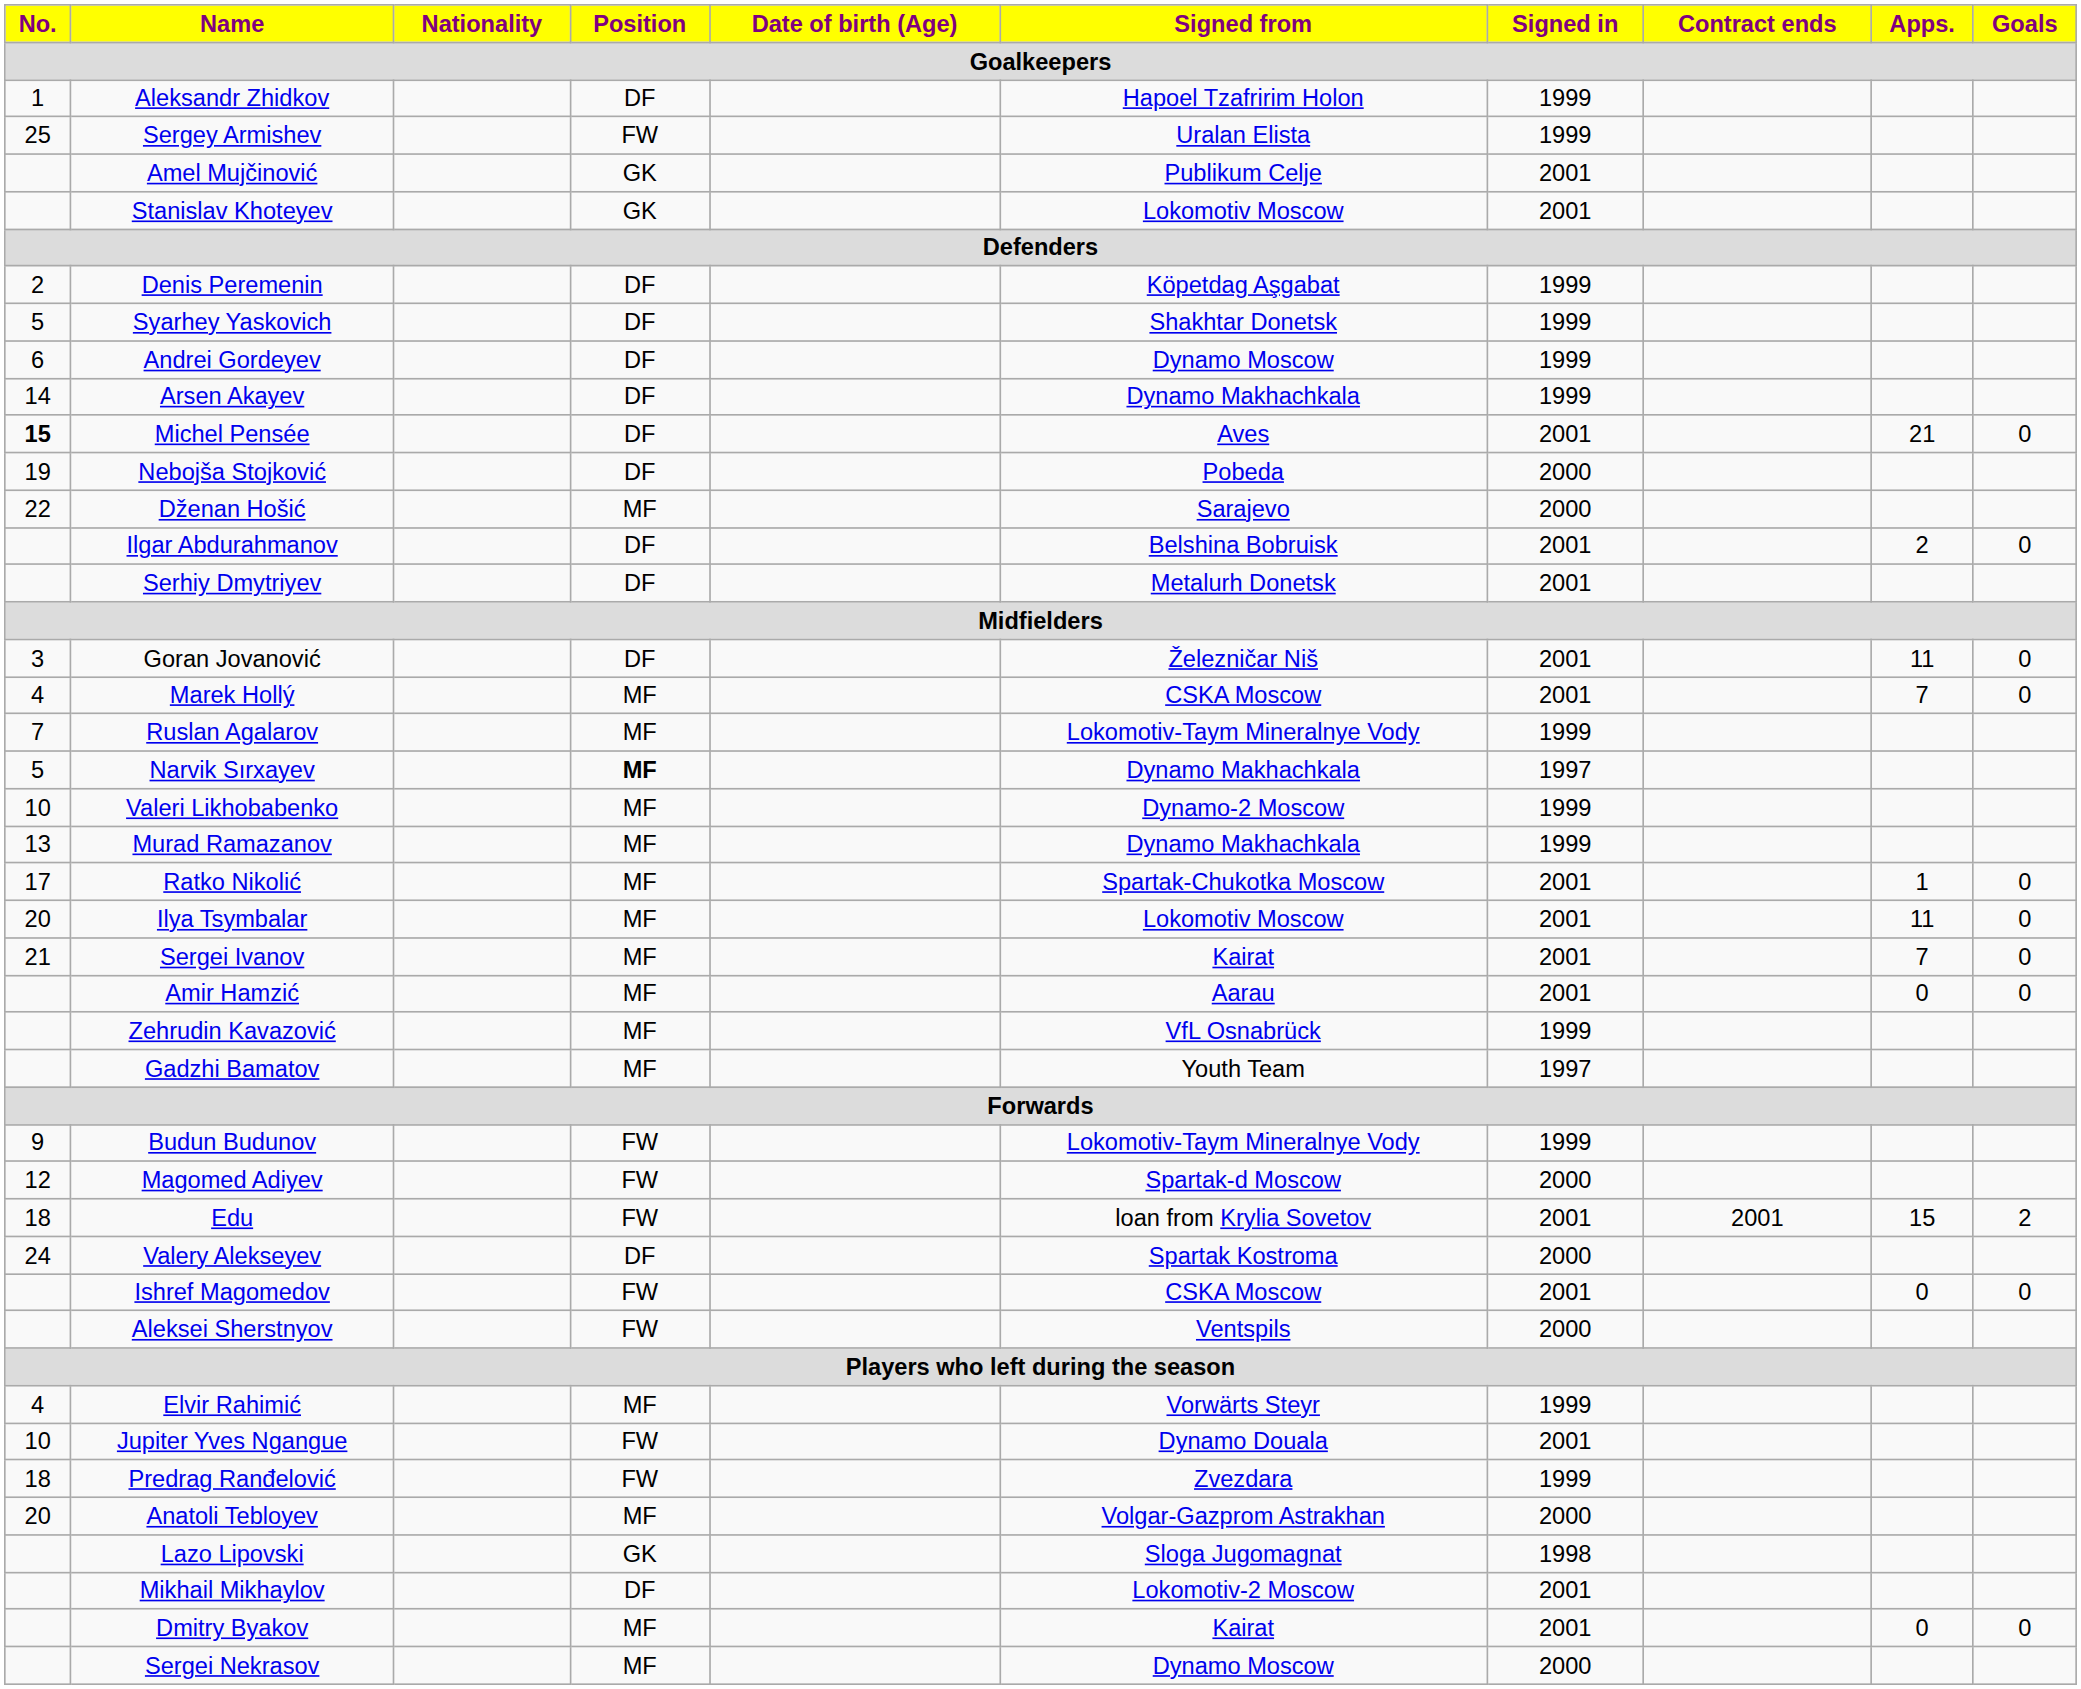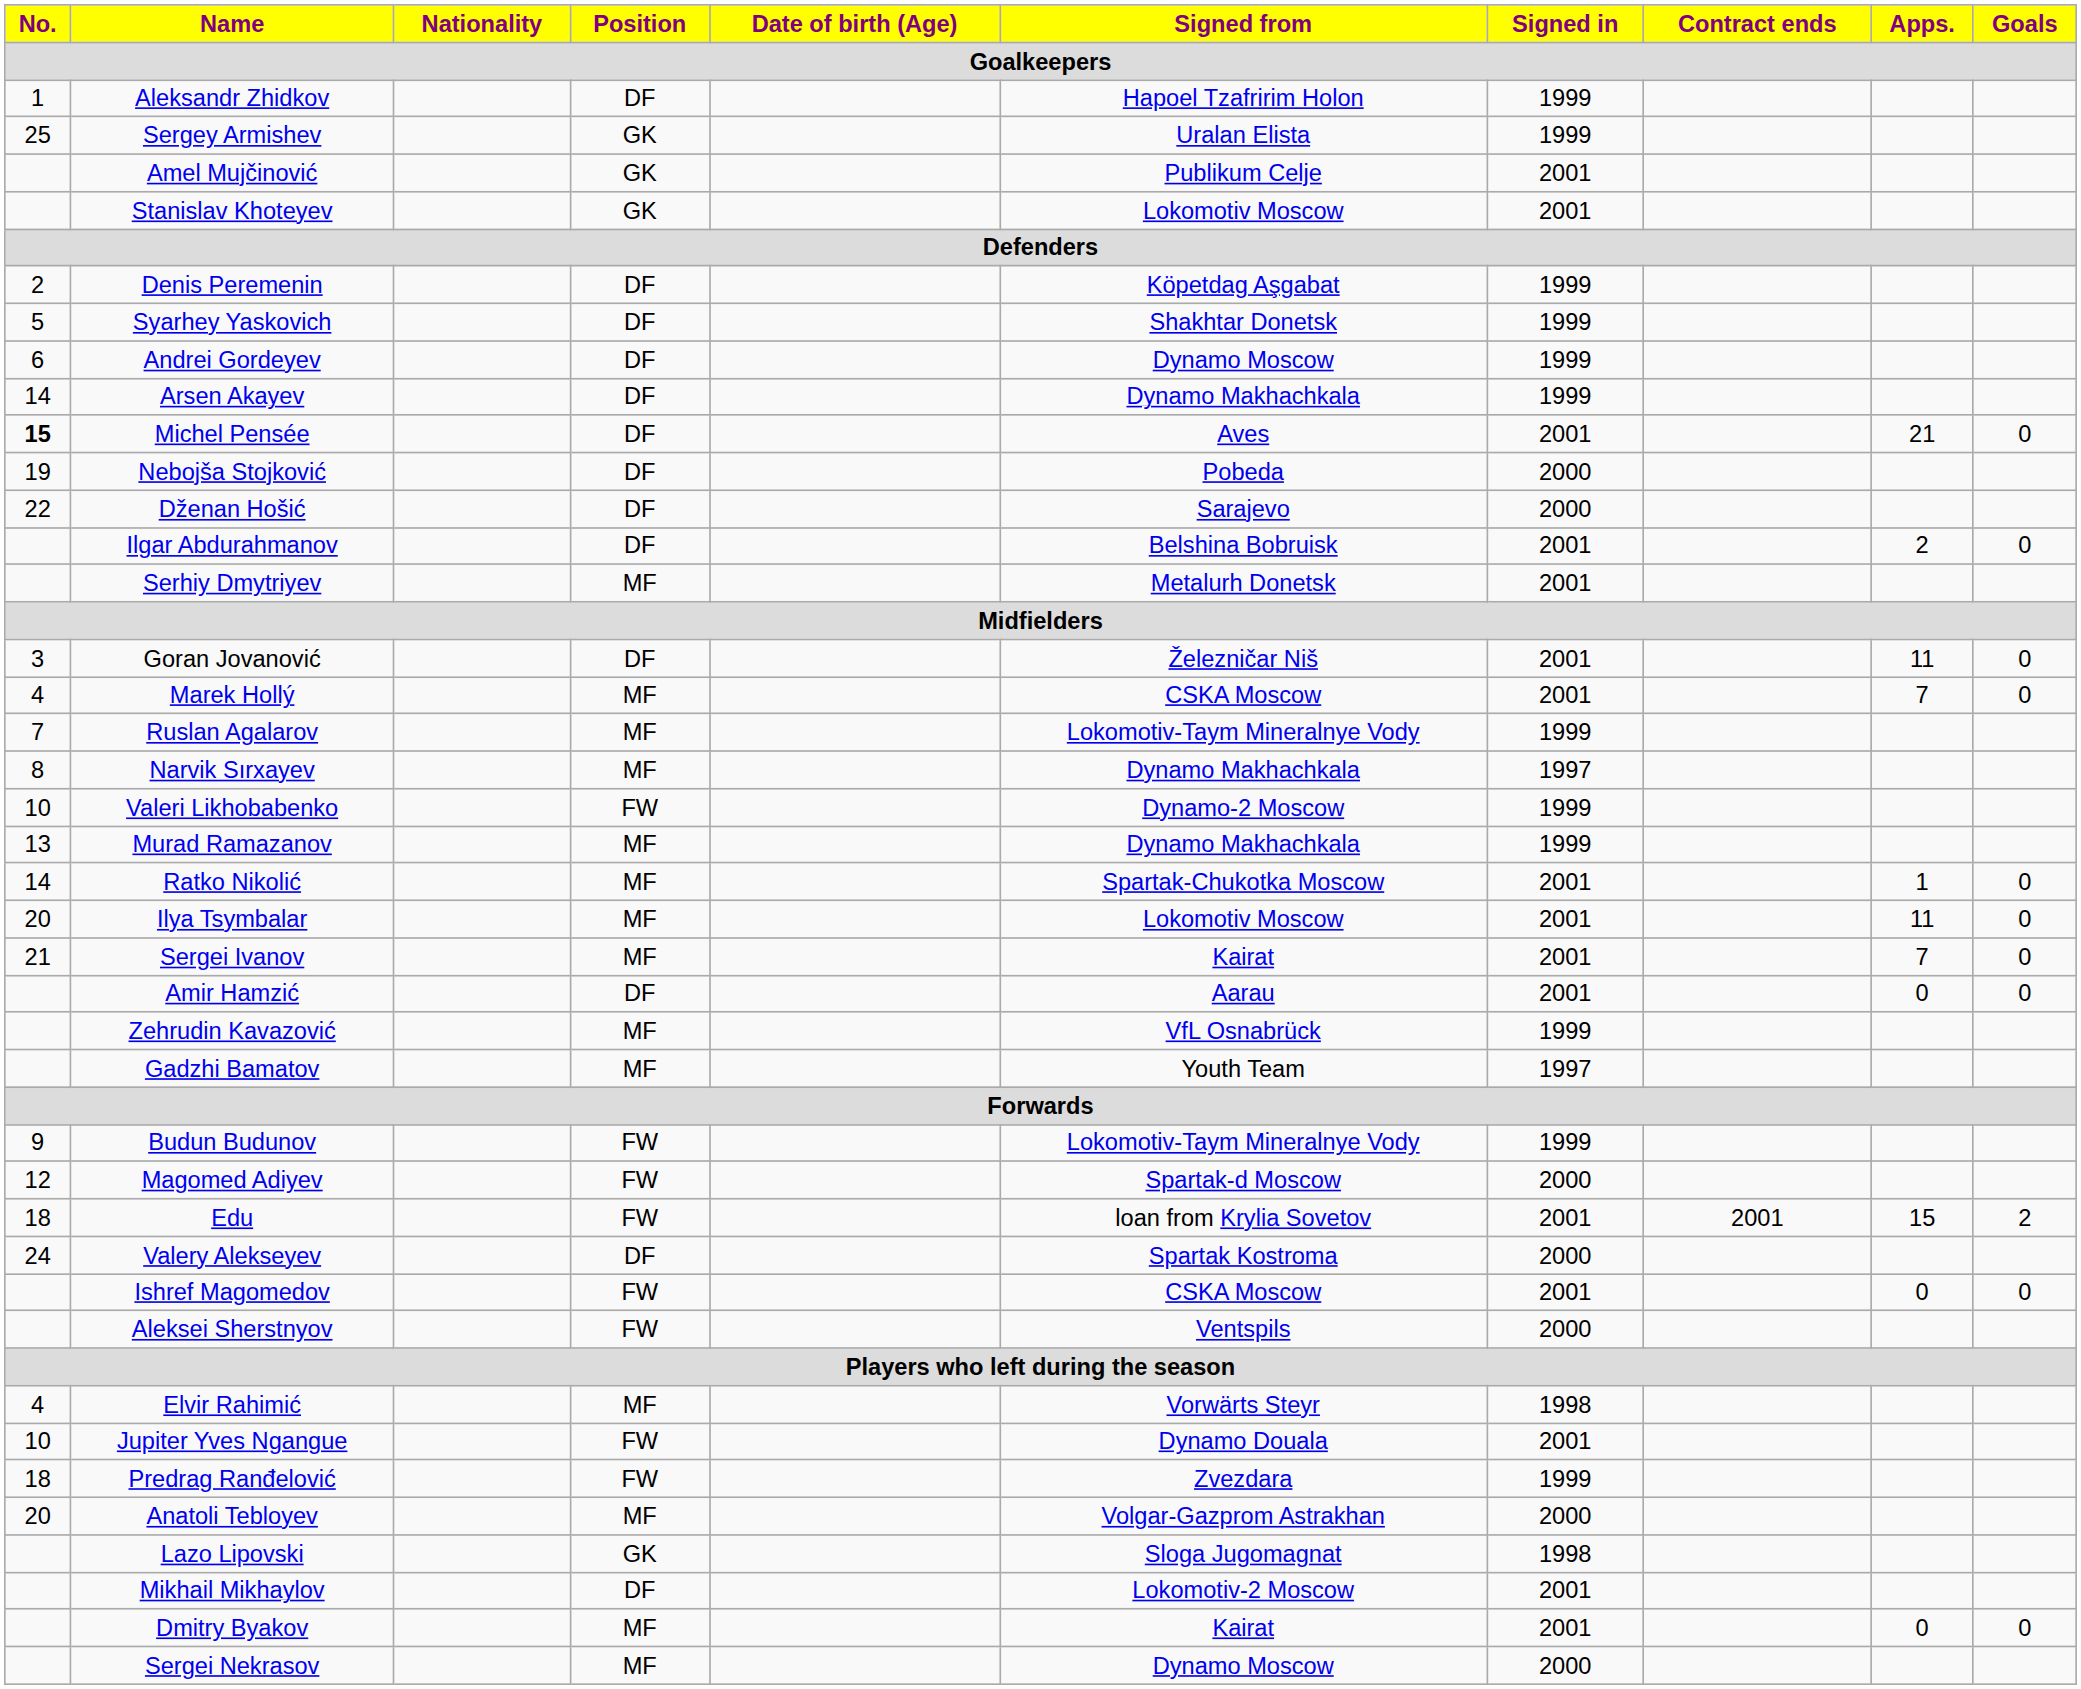(640, 136) FW -> (640, 136) GK
(640, 509) MF -> (640, 509) DF
(640, 584) DF -> (640, 584) MF
(38, 770) 5 -> (38, 770) 8
(640, 770) bold -> (640, 770) normal
(640, 807) MF -> (640, 807) FW
(38, 882) 17 -> (38, 882) 14
(640, 994) MF -> (640, 994) DF
(1565, 1404) 1999 -> (1565, 1404) 1998
